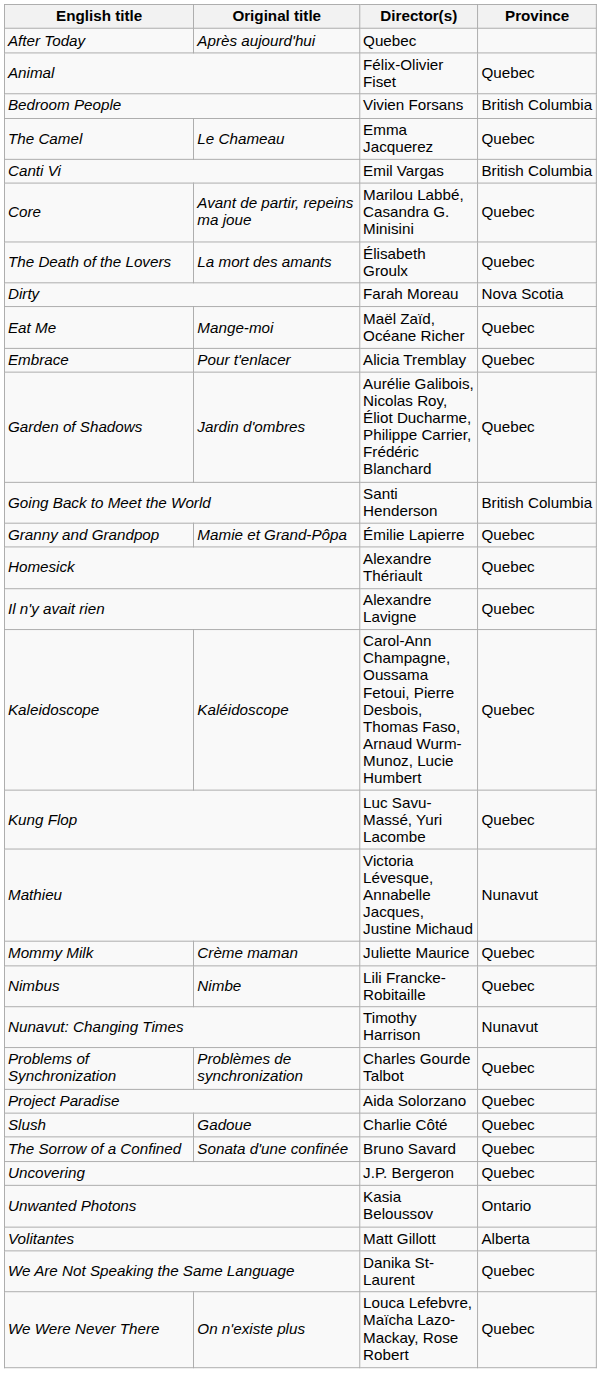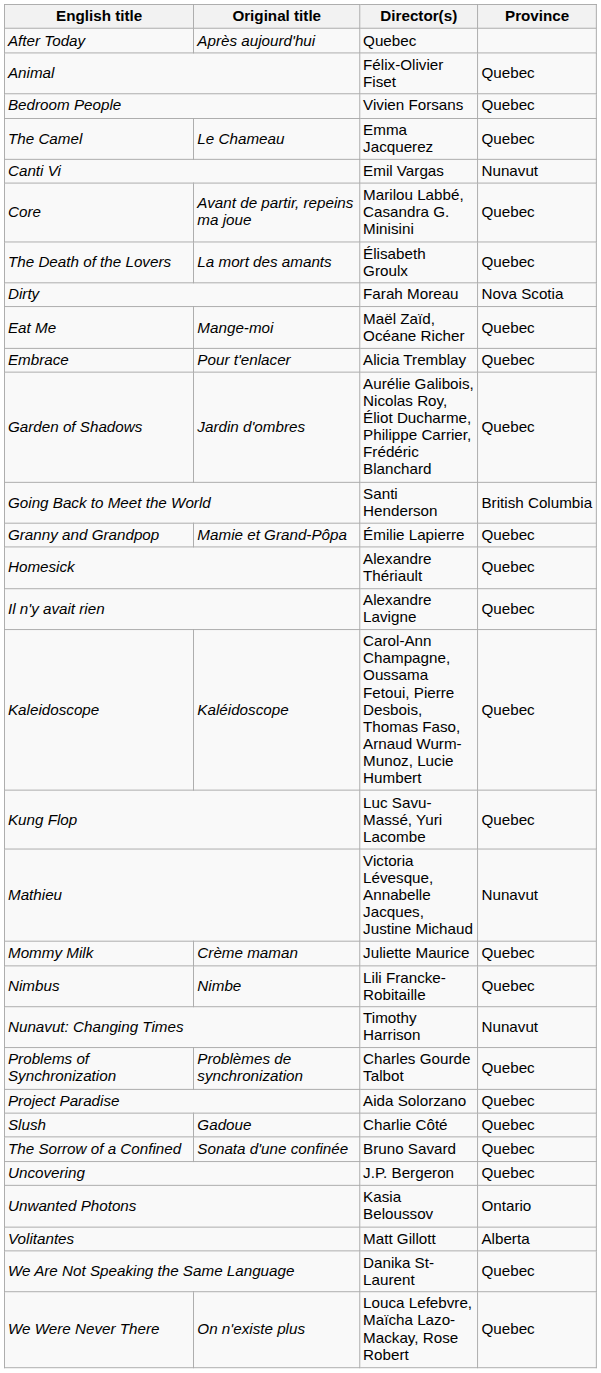(537, 105) British Columbia -> (508, 105) Quebec
(537, 171) British Columbia -> (510, 171) Nunavut
